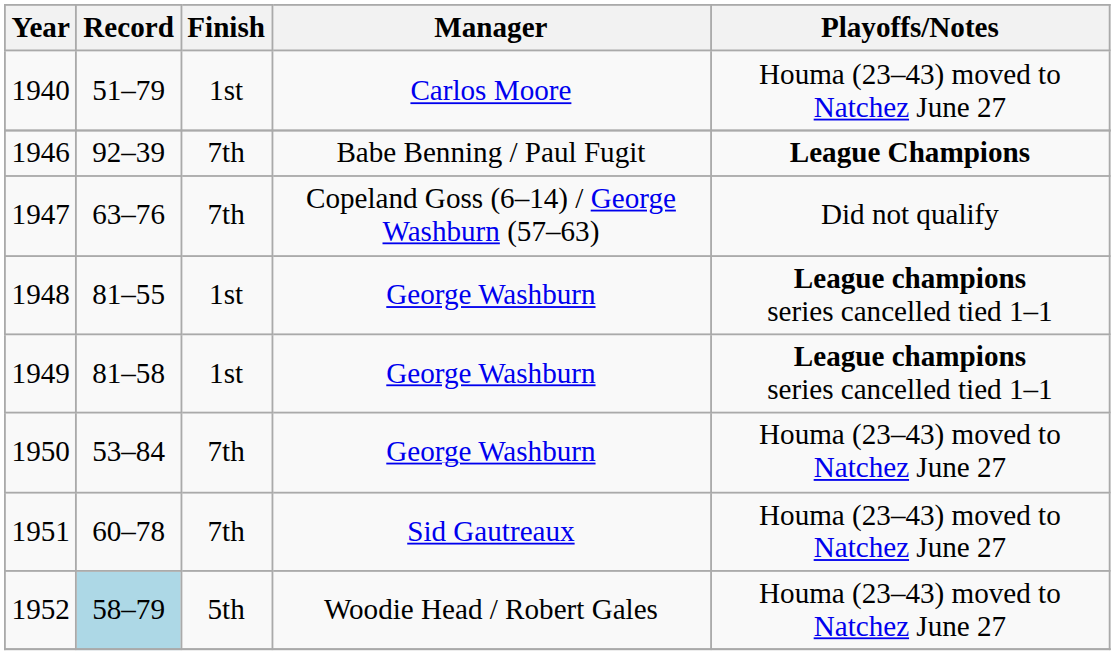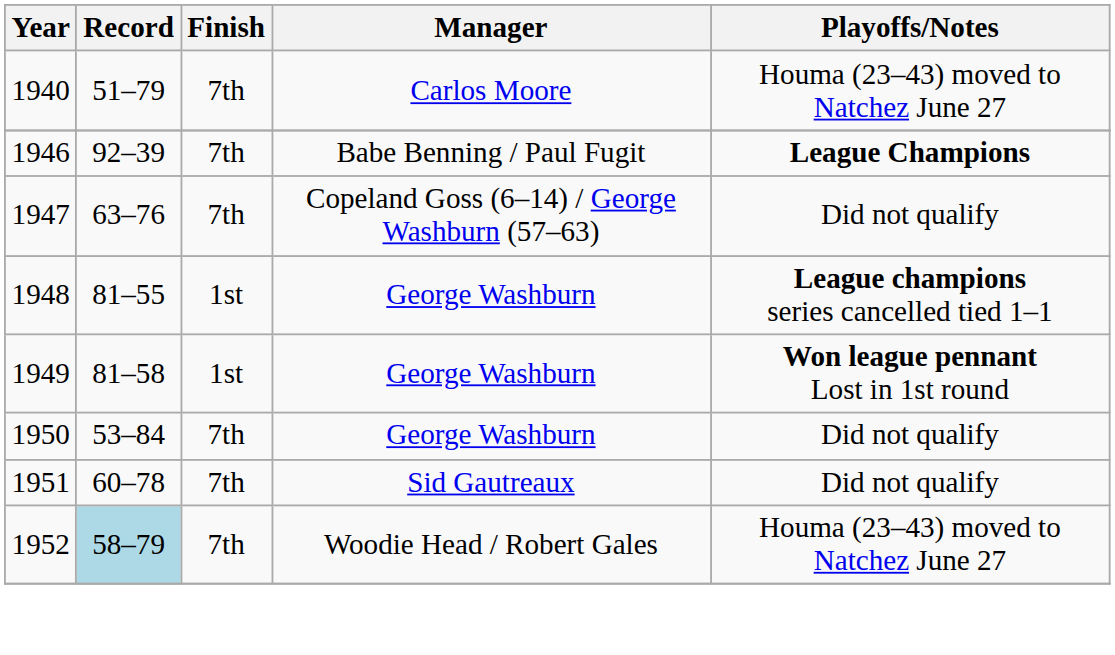(226, 90) 1st -> (226, 90) 7th
(910, 373) League champions series cancelled tied 1–1 -> (910, 373) Won league pennant Lost in 1st round
(910, 452) Houma (23–43) moved to Natchez June 27 -> (910, 435) Did not qualify
(910, 531) Houma (23–43) moved to Natchez June 27 -> (910, 481) Did not qualify
(226, 609) 5th -> (226, 544) 7th
